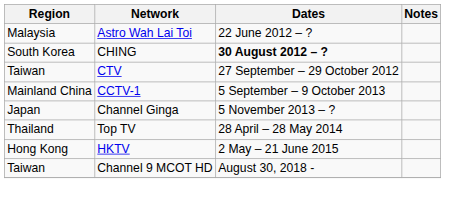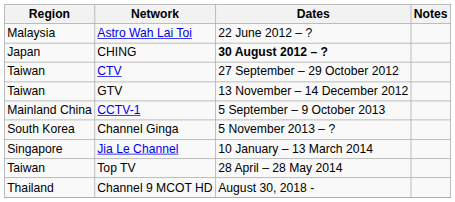(41, 52) South Korea -> (24, 52) Japan
+ row: (110, 91)
(24, 110) Japan -> (41, 129) South Korea
+ row: (138, 149)
(31, 129) Thailand -> (26, 168) Taiwan
- row: (114, 149)
(26, 168) Taiwan -> (31, 187) Thailand
